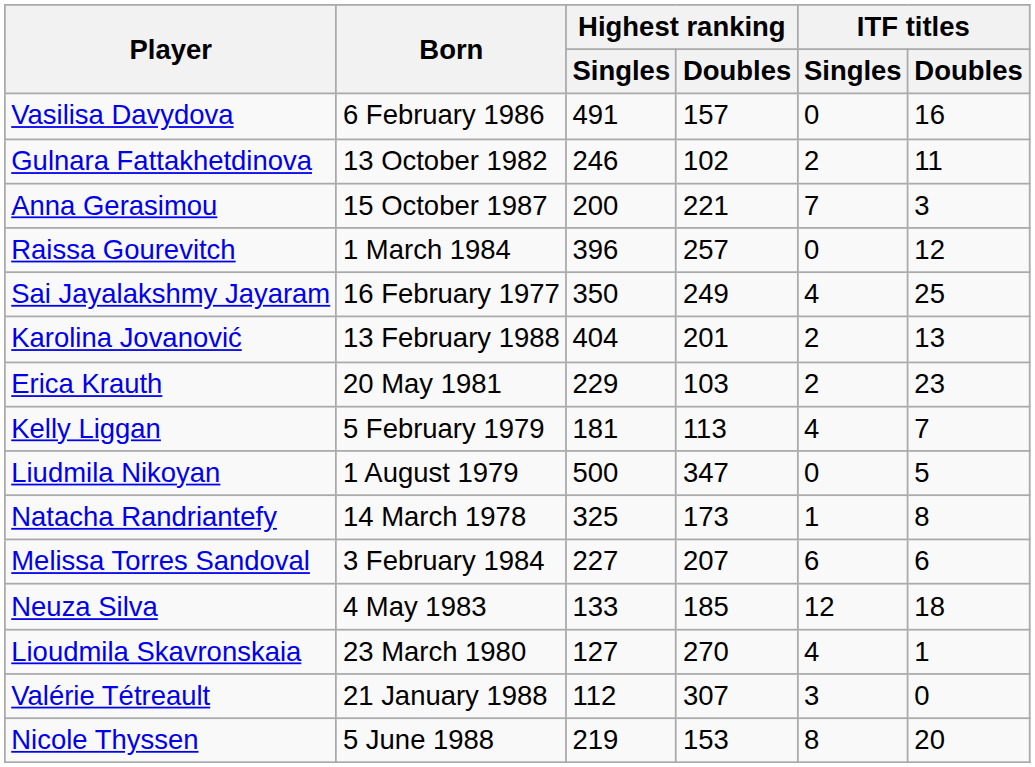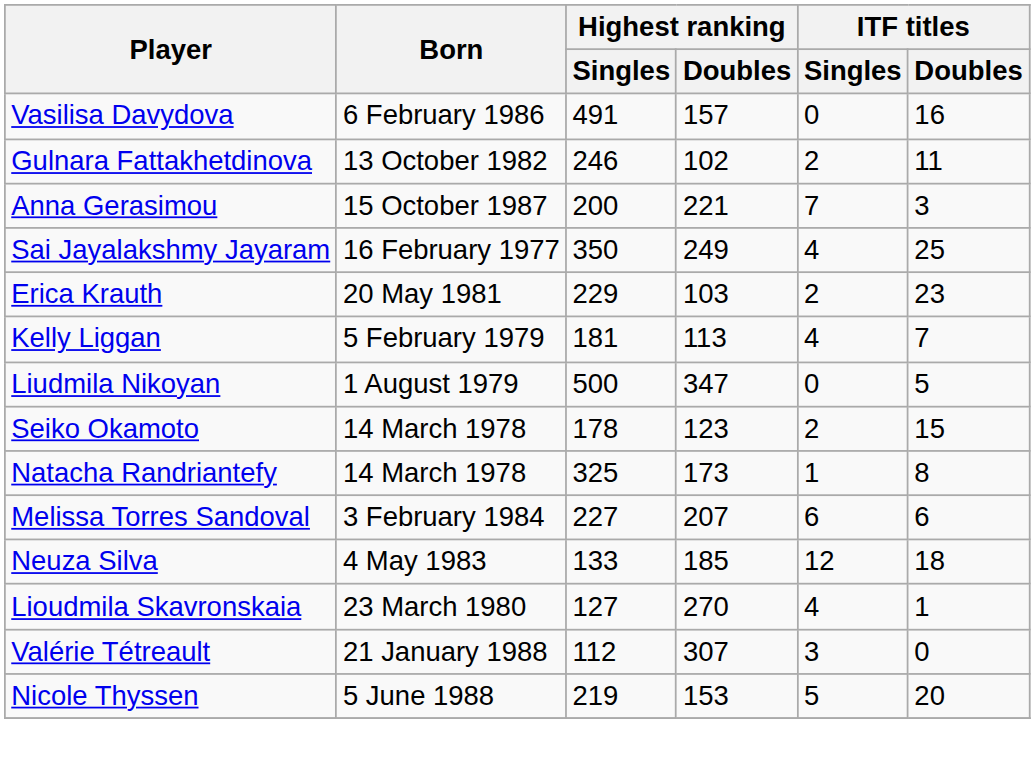- row: (123, 249)
- row: (127, 338)
+ row: (105, 427)
(812, 739) 8 -> (812, 695) 5
